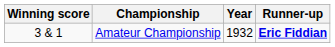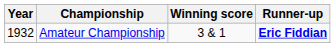columns swapped: (240, 14) <-> (48, 14)
